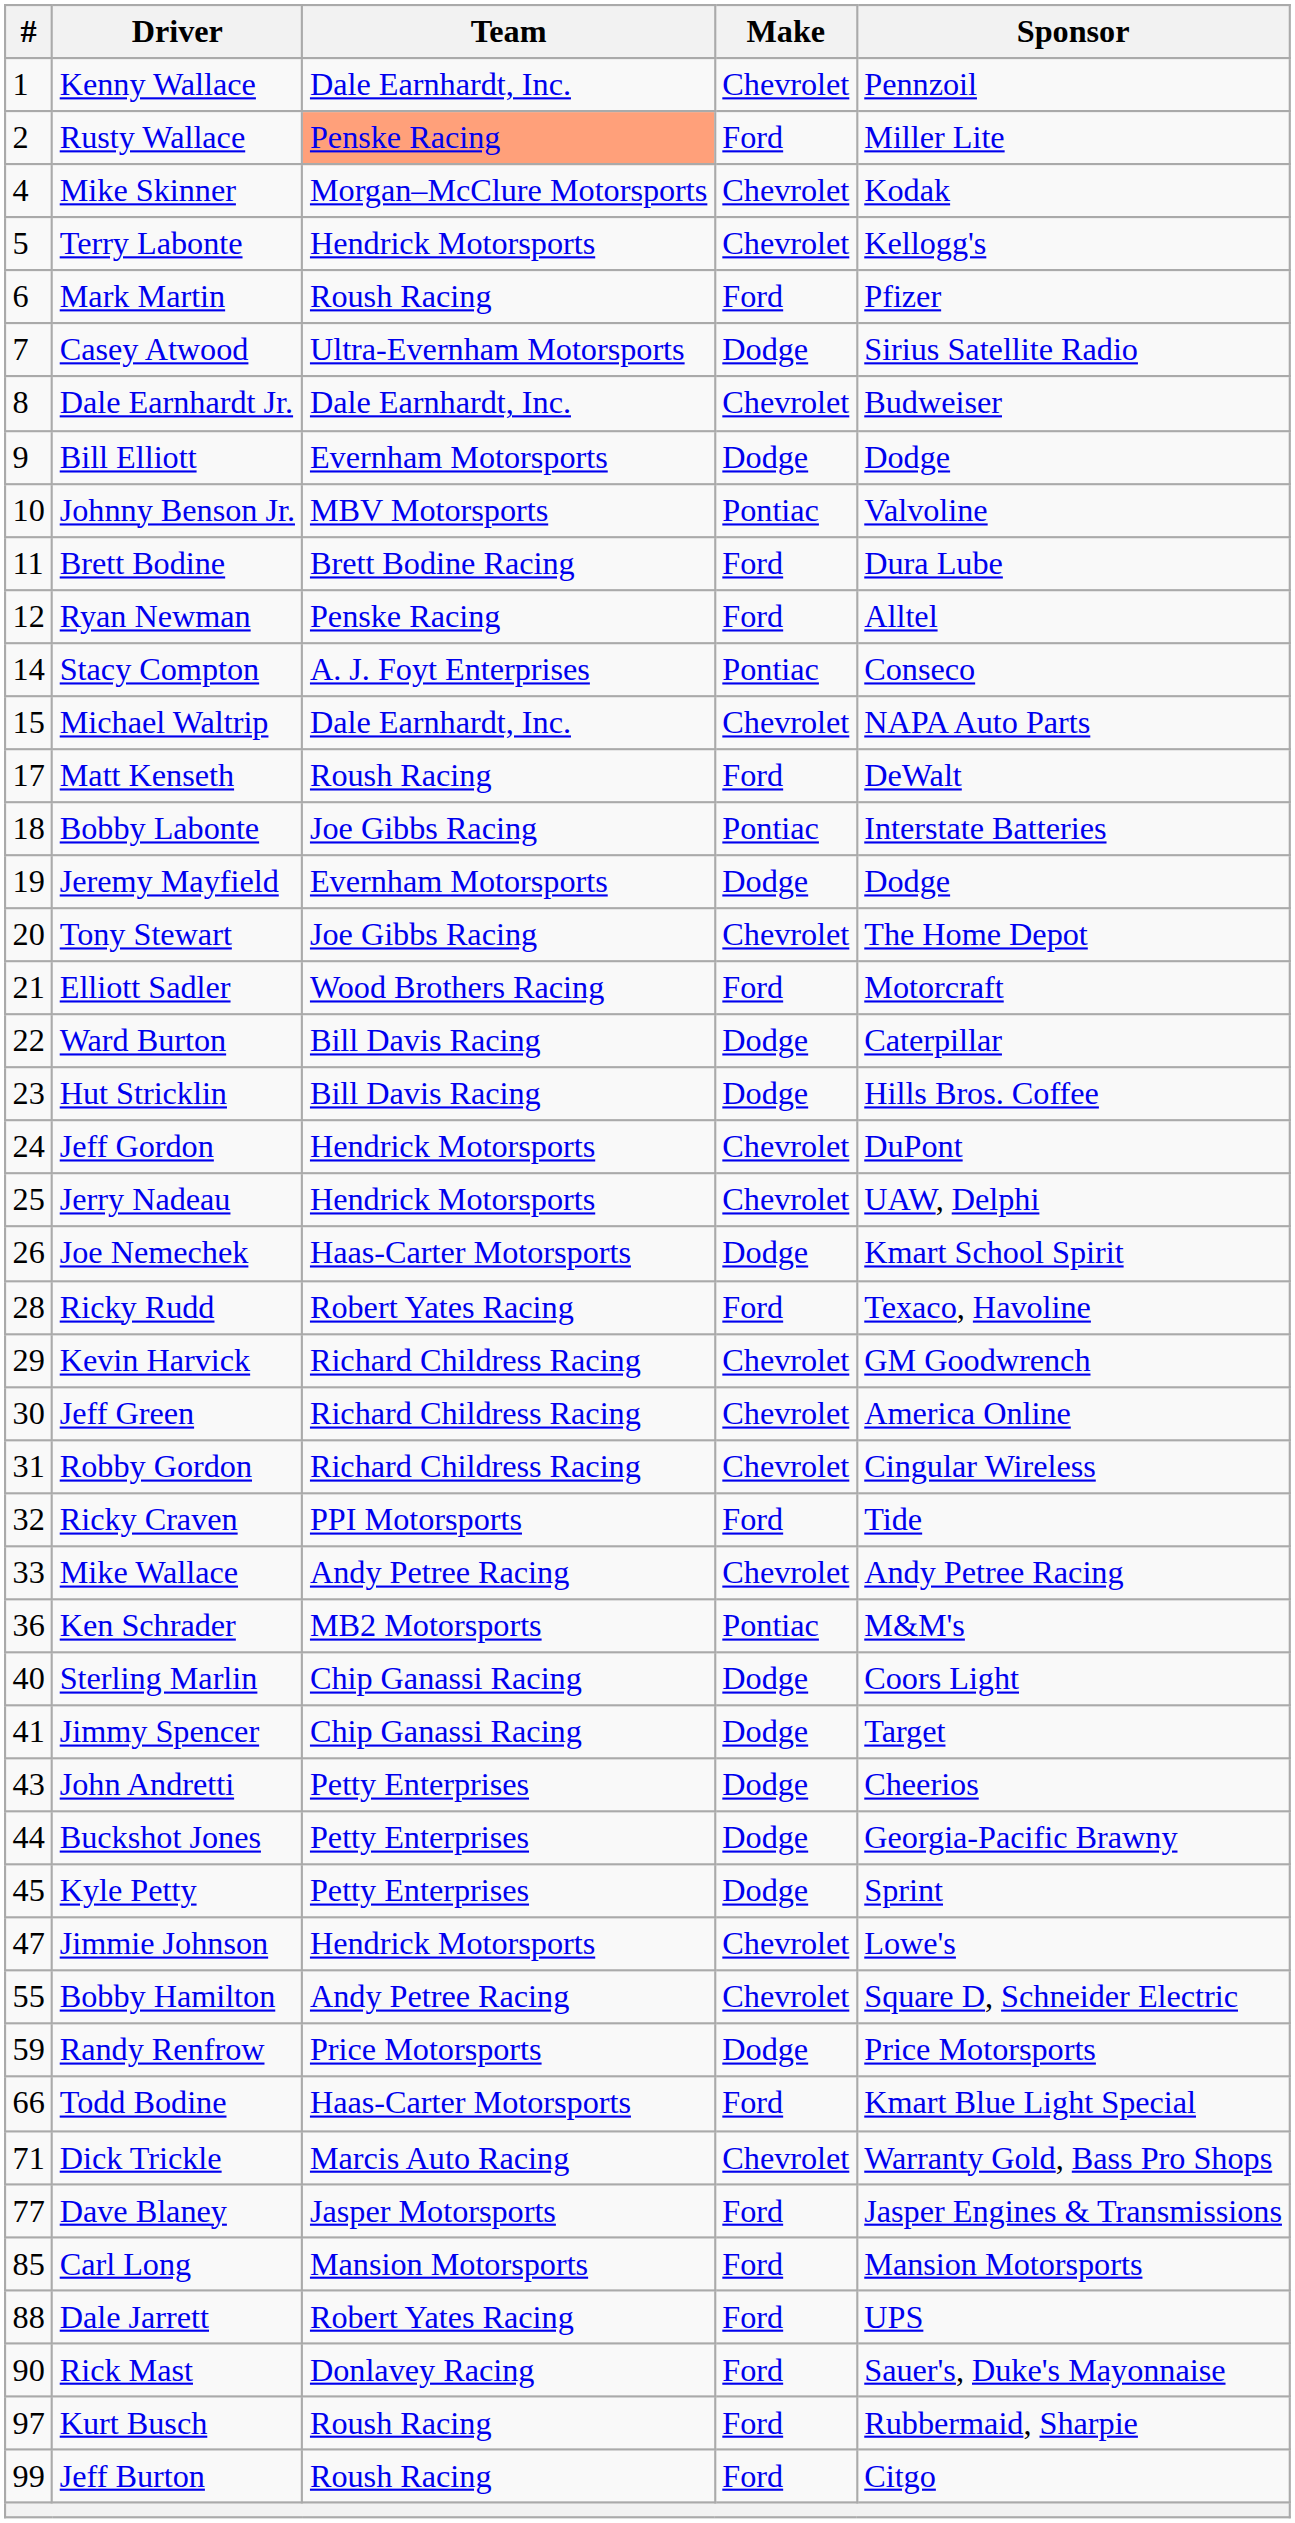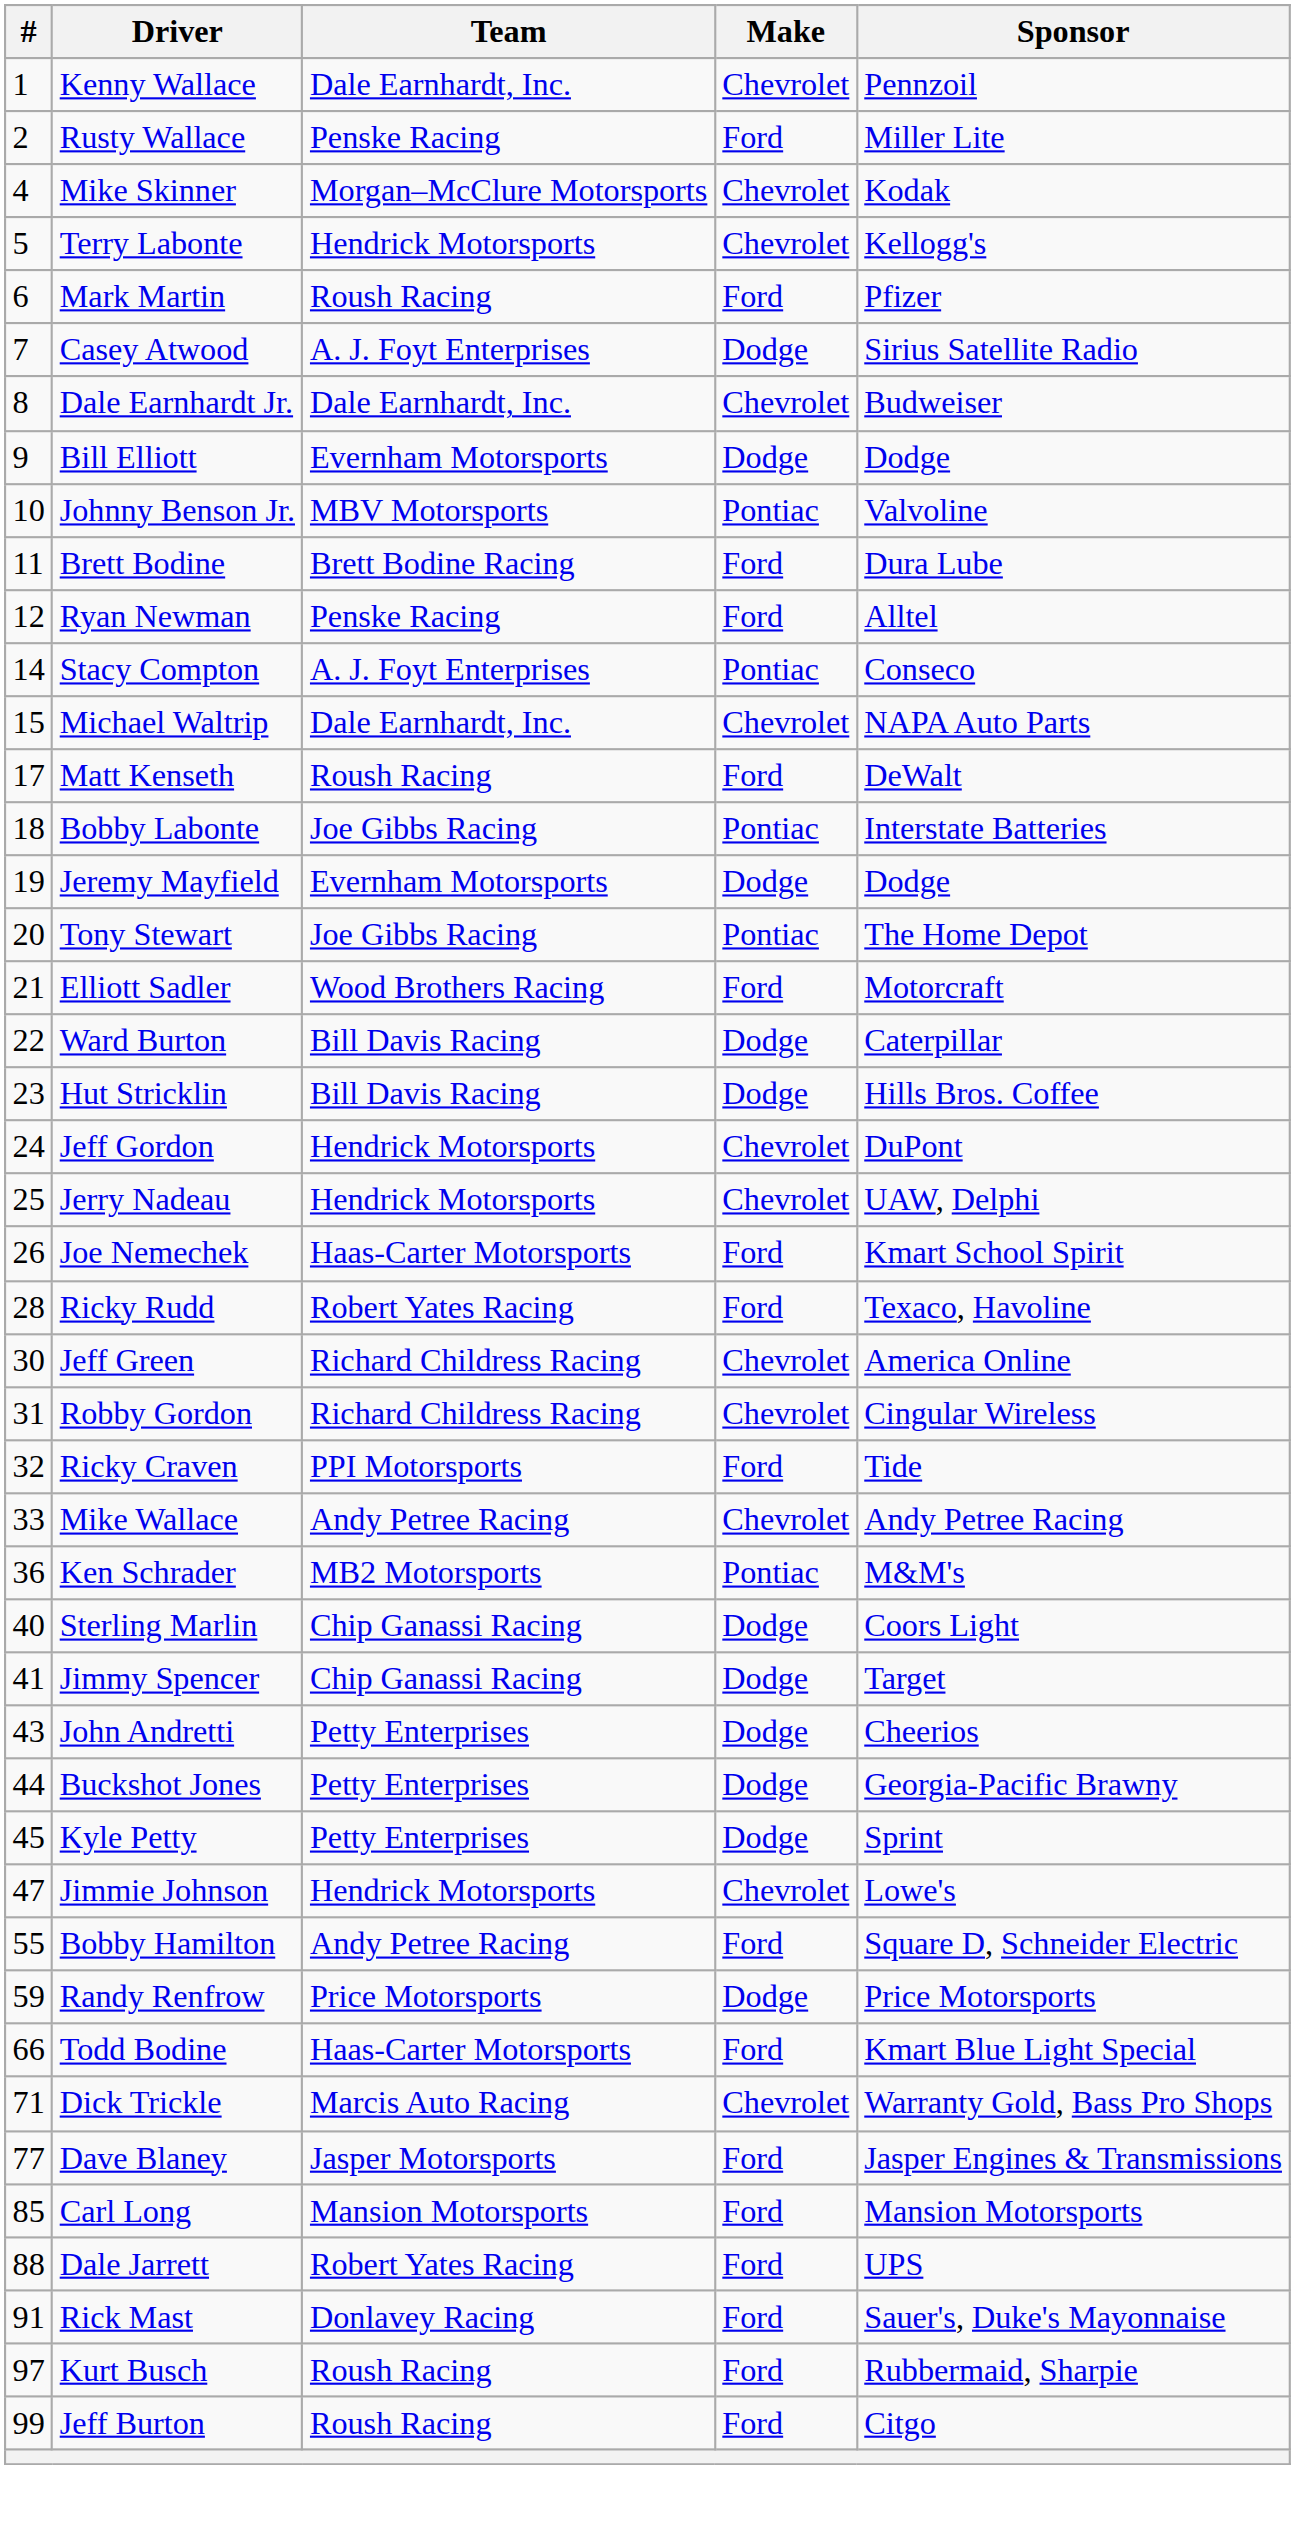(405, 137) lightsalmon background -> (405, 137) no background
(497, 350) Ultra-Evernham Motorsports -> (450, 350) A. J. Foyt Enterprises
(786, 934) Chevrolet -> (771, 934) Pontiac
(765, 1253) Dodge -> (753, 1253) Ford
- row: (155, 1359)
(786, 1997) Chevrolet -> (753, 1944) Ford
(29, 2369) 90 -> (29, 2315) 91
